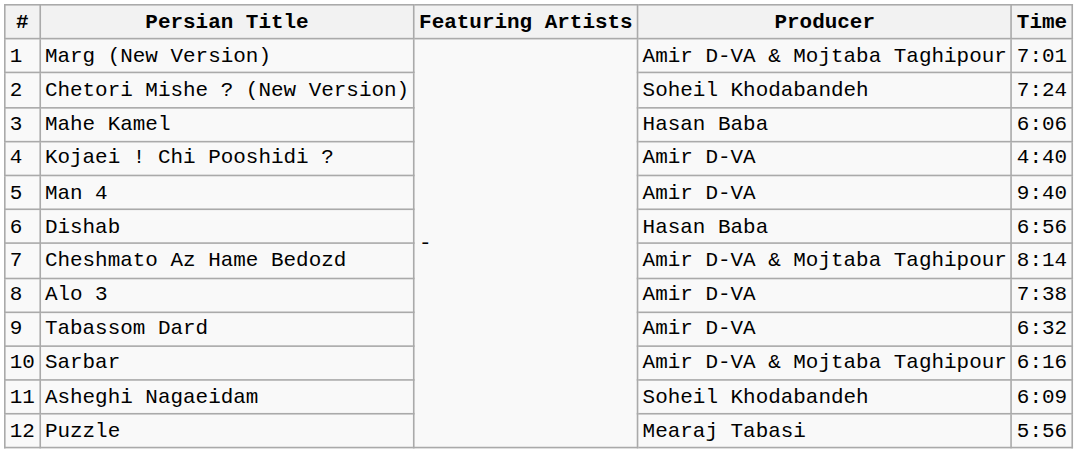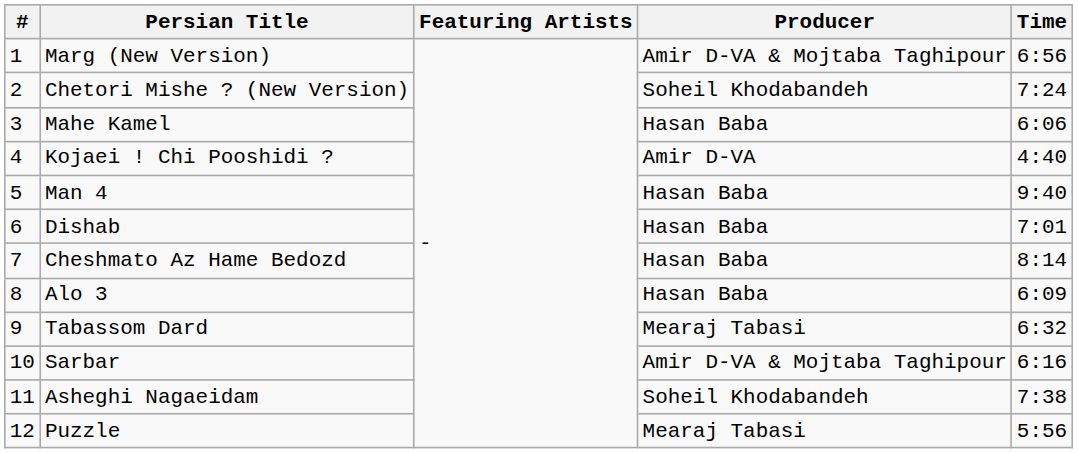(1042, 56) 7:01 -> (1042, 56) 6:56
(699, 192) Amir D-VA -> (705, 192) Hasan Baba
(1042, 227) 6:56 -> (1042, 227) 7:01
(825, 261) Amir D-VA & Mojtaba Taghipour -> (705, 261) Hasan Baba
(699, 295) Amir D-VA -> (705, 295) Hasan Baba
(1042, 295) 7:38 -> (1042, 295) 6:09
(699, 329) Amir D-VA -> (724, 329) Mearaj Tabasi
(1042, 397) 6:09 -> (1042, 397) 7:38
